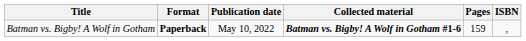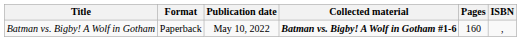(183, 28) bold -> (181, 28) normal
(478, 28) 159 -> (473, 28) 160
